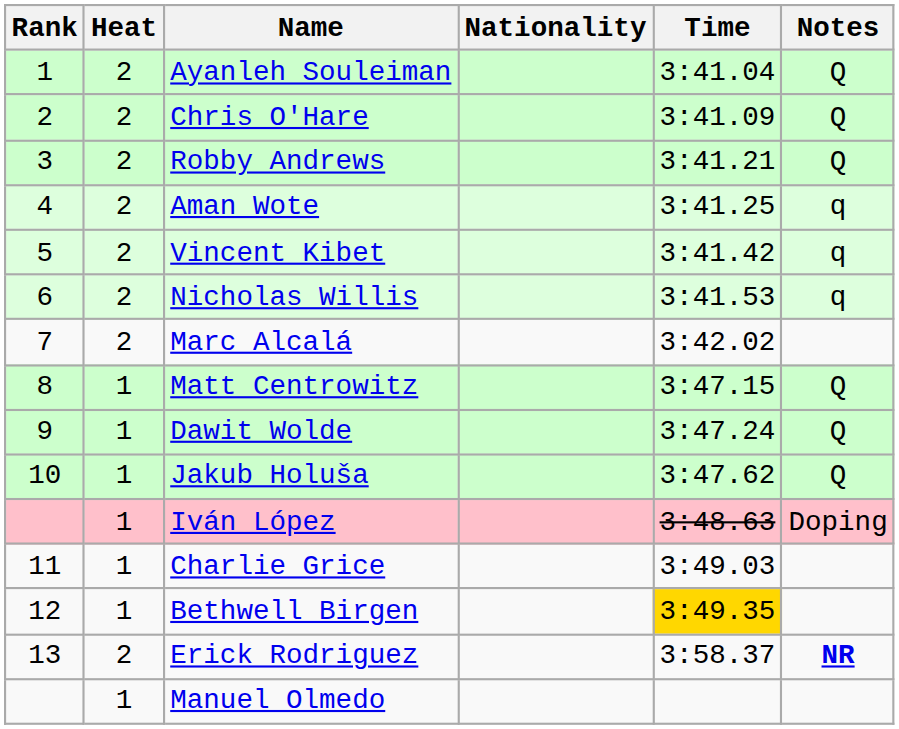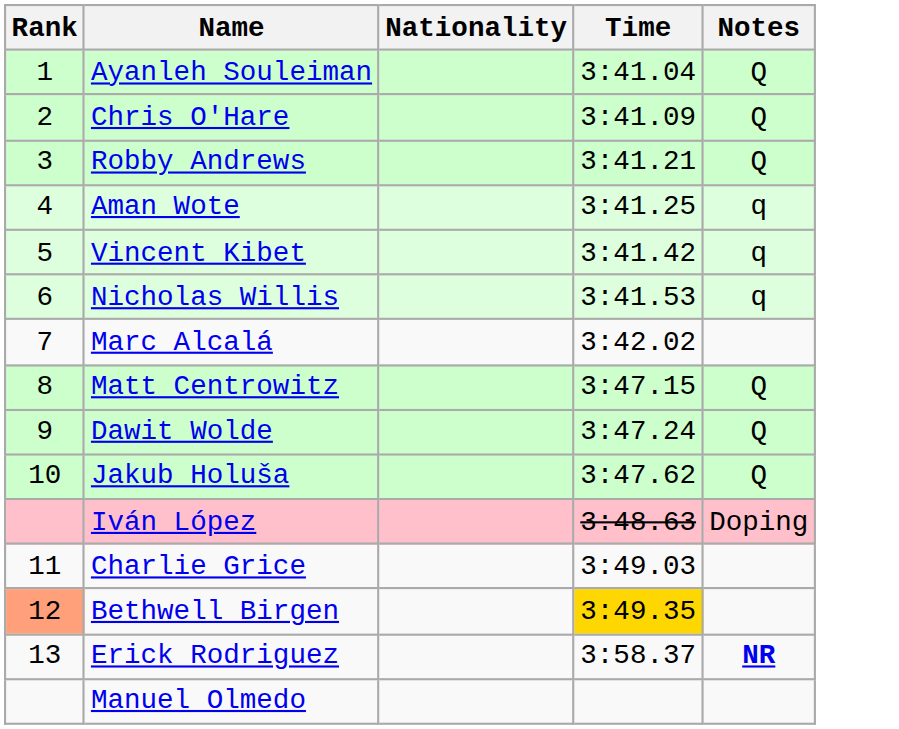- column: (124, 28)
(45, 611) no background -> (45, 611) lightsalmon background
